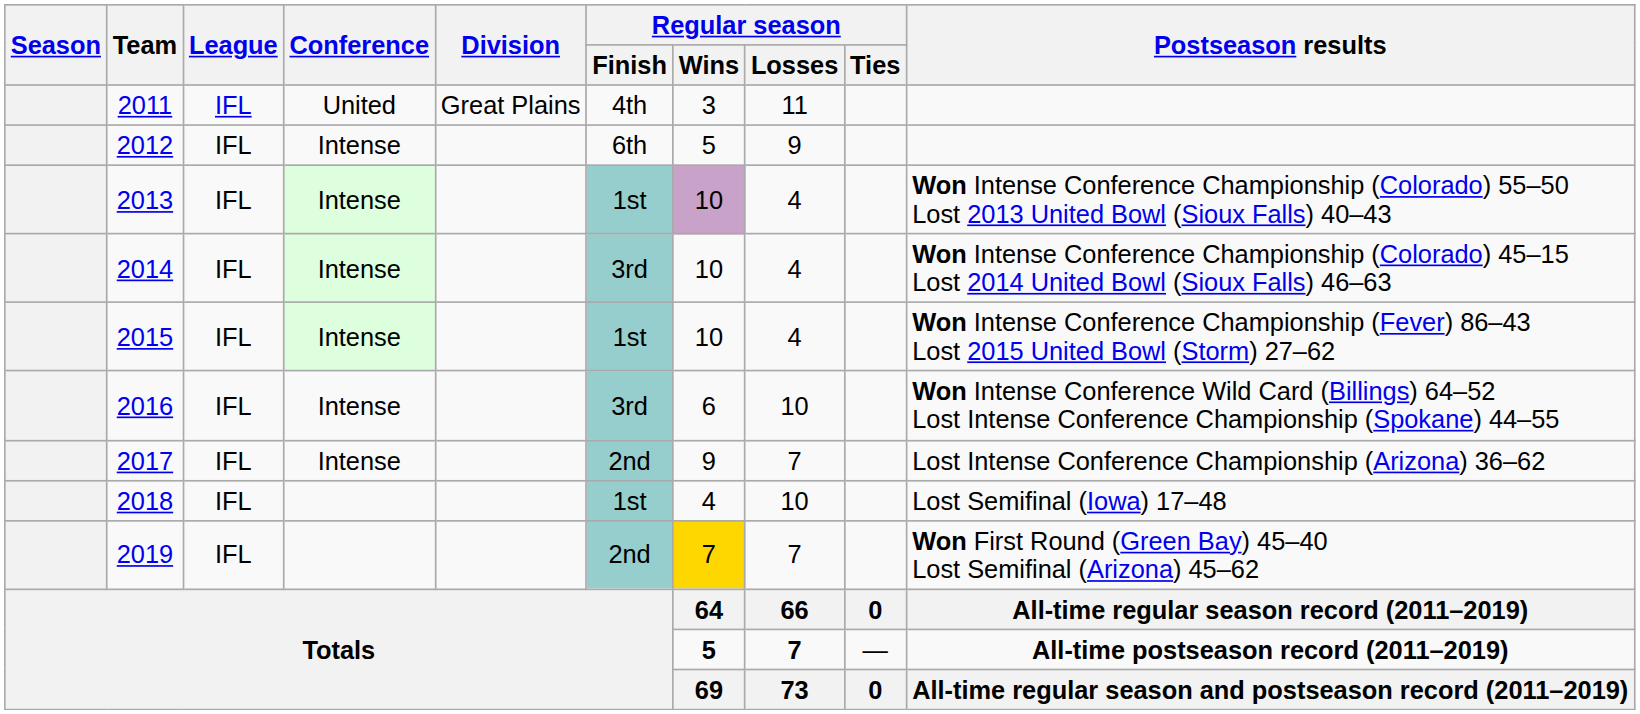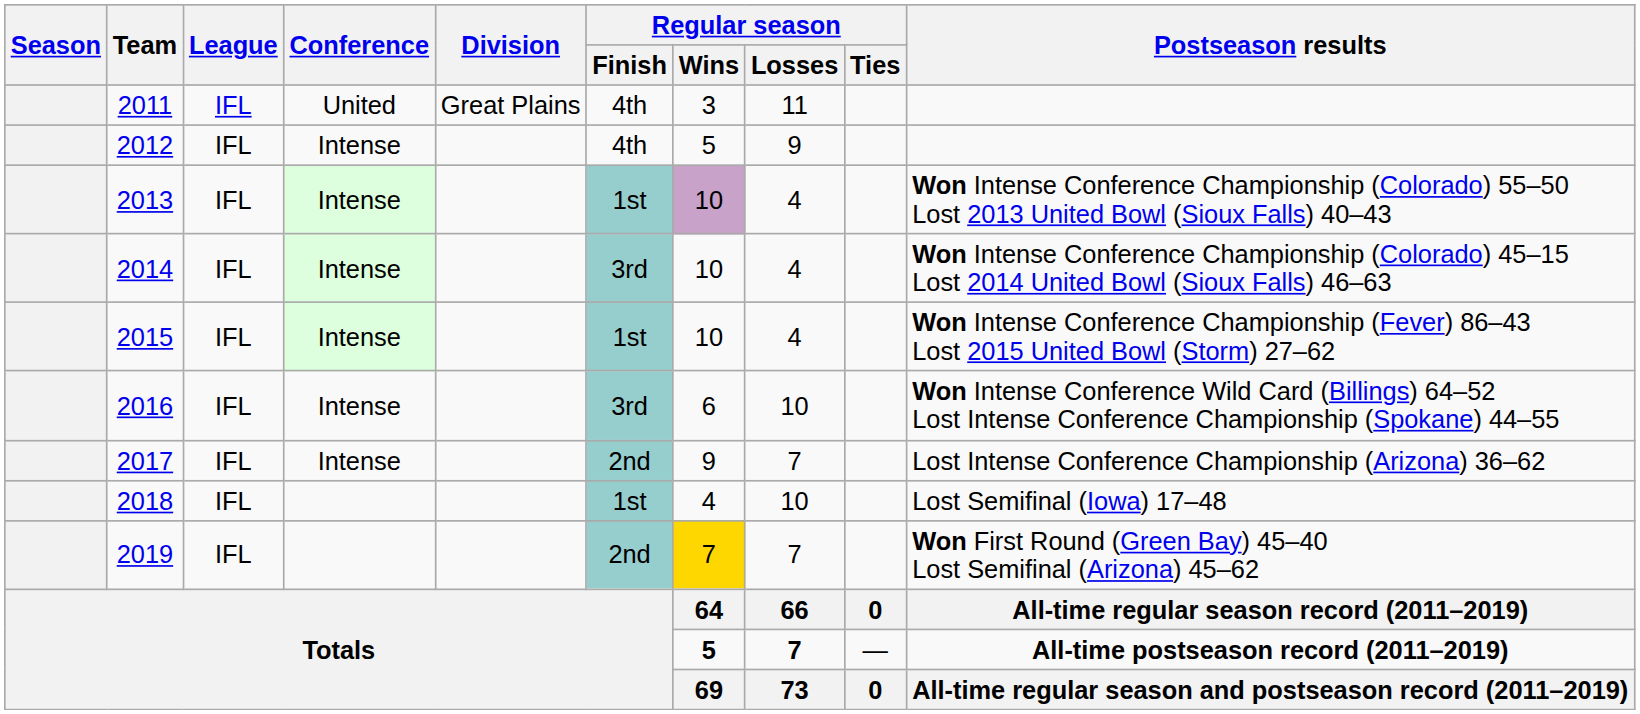(630, 146) 6th -> (630, 146) 4th
